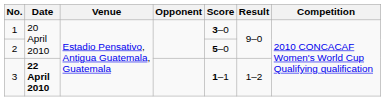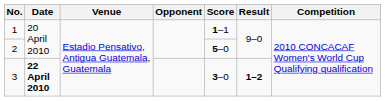(221, 29) 3–0 -> (221, 29) 1–1
(221, 77) 1–1 -> (221, 77) 3–0
(254, 77) normal -> (254, 77) bold
